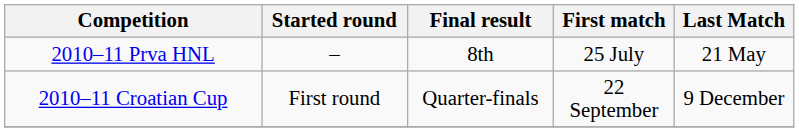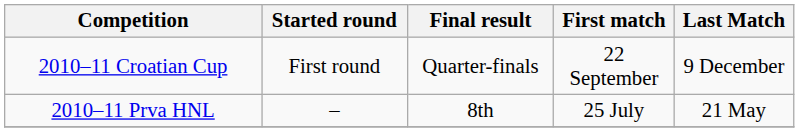rows swapped: (133, 53) <-> (133, 98)
